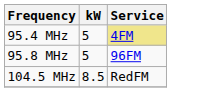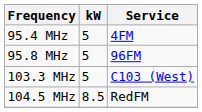(122, 35) khaki background -> (122, 35) no background
+ row: (42, 76)
